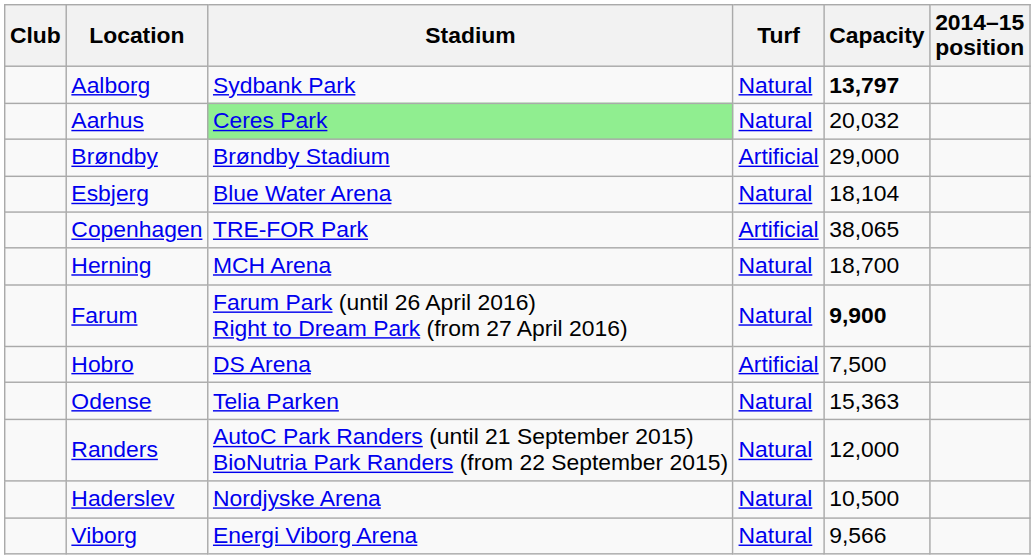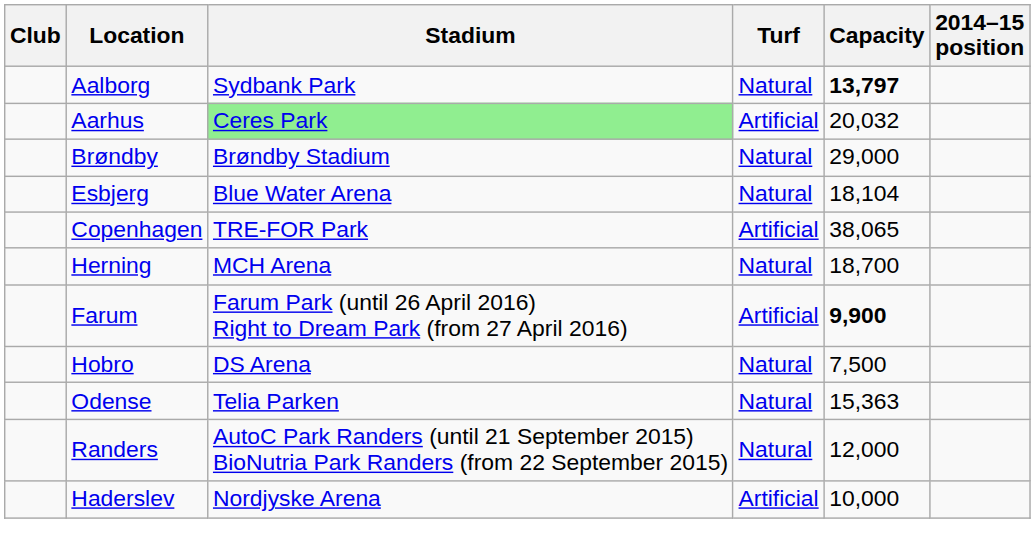(775, 120) Natural -> (779, 120) Artificial
(779, 157) Artificial -> (775, 157) Natural
(775, 315) Natural -> (779, 315) Artificial
(779, 364) Artificial -> (775, 364) Natural
(775, 499) Natural -> (779, 499) Artificial
(864, 499) 10,500 -> (864, 499) 10,000
- row: (104, 535)
